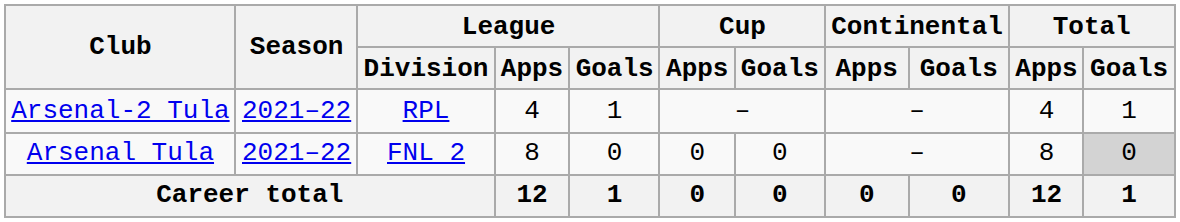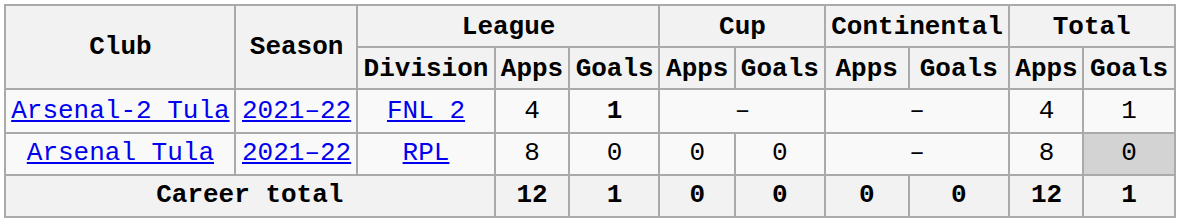(426, 111) RPL -> (426, 111) FNL 2
(615, 111) normal -> (615, 111) bold
(426, 153) FNL 2 -> (426, 153) RPL
